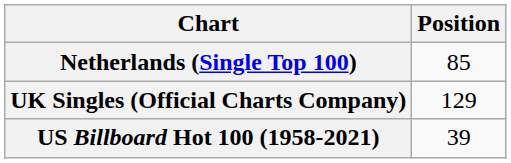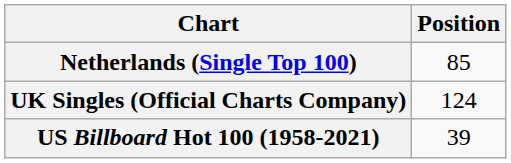(459, 99) 129 -> (459, 99) 124
